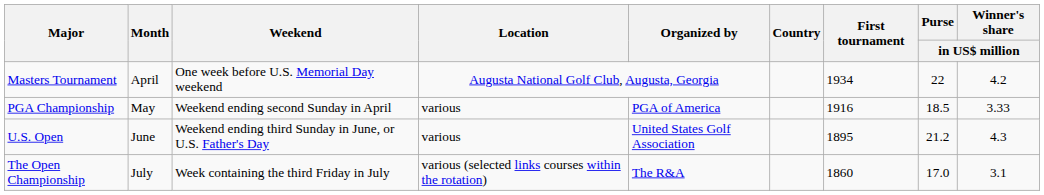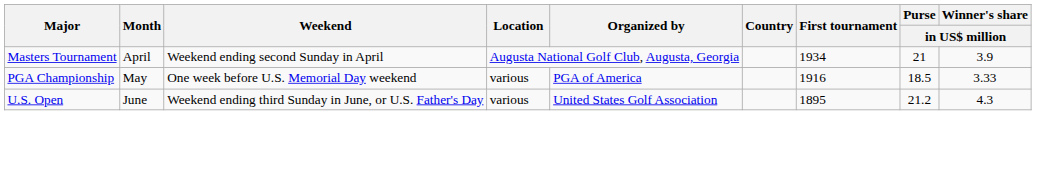(275, 79) One week before U.S. Memorial Day weekend -> (275, 57) Weekend ending second Sunday in April
(938, 79) 22 -> (919, 57) 21
(998, 79) 4.2 -> (985, 57) 3.9
(283, 108) Weekend ending second Sunday in April -> (292, 78) One week before U.S. Memorial Day weekend
- row: (46, 172)
